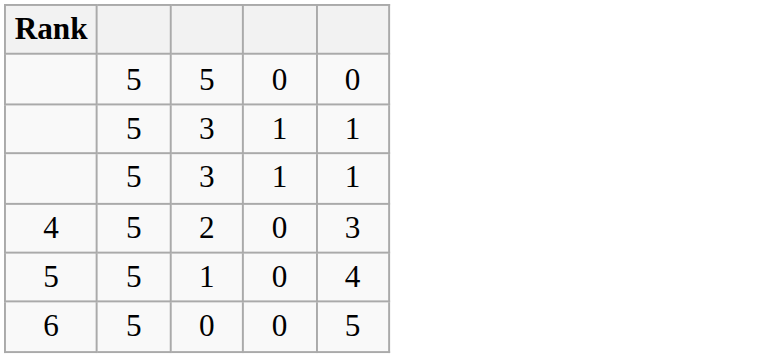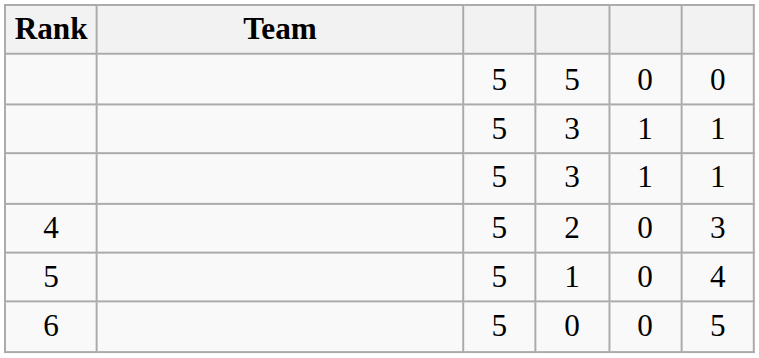+ column: (280, 29)
